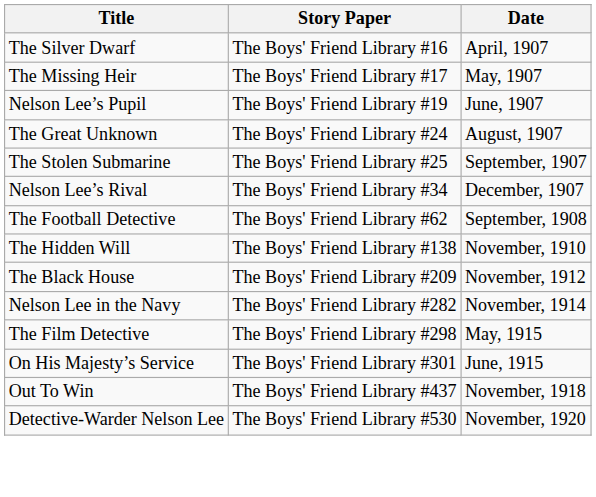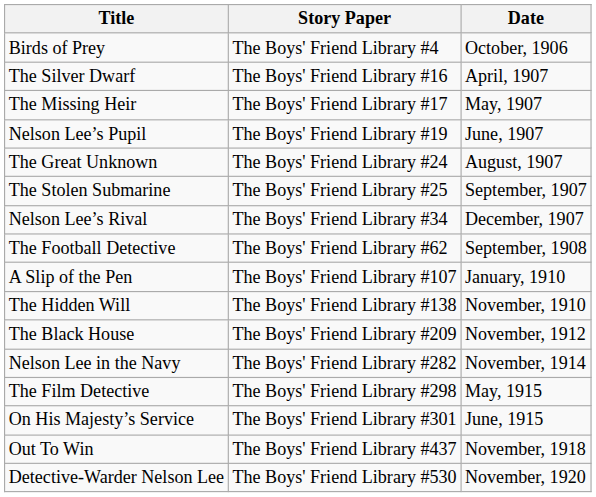+ row: (57, 47)
+ row: (71, 276)
